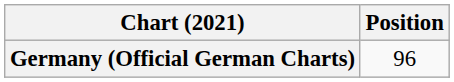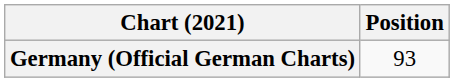(405, 58) 96 -> (405, 58) 93
